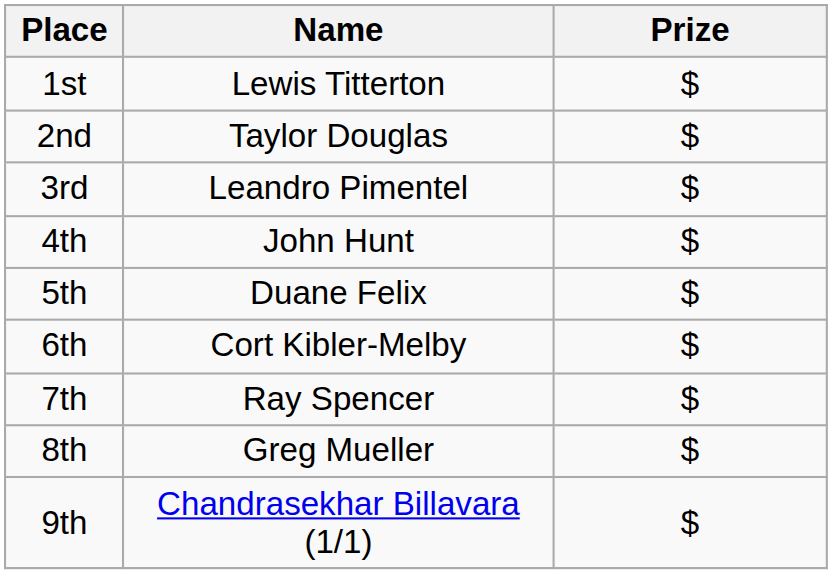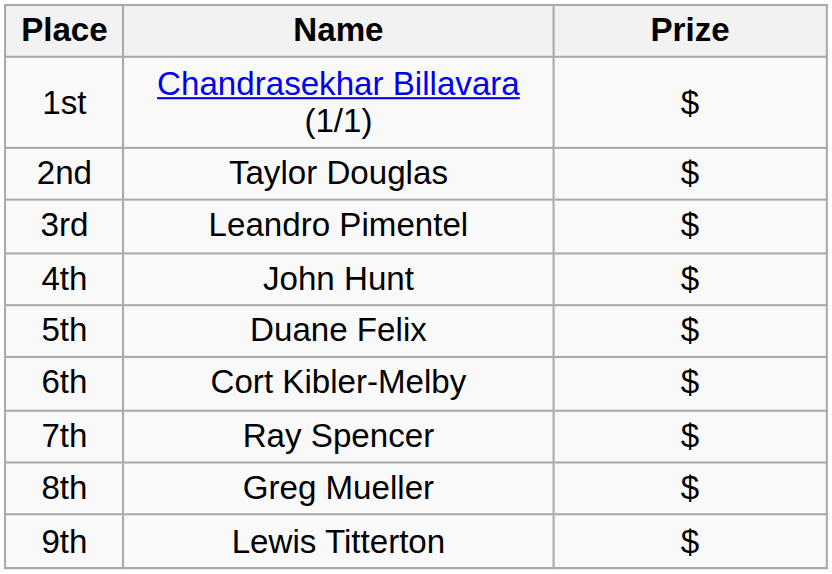(338, 83) Lewis Titterton -> (338, 101) Chandrasekhar Billavara (1/1)
(338, 522) Chandrasekhar Billavara (1/1) -> (338, 540) Lewis Titterton
